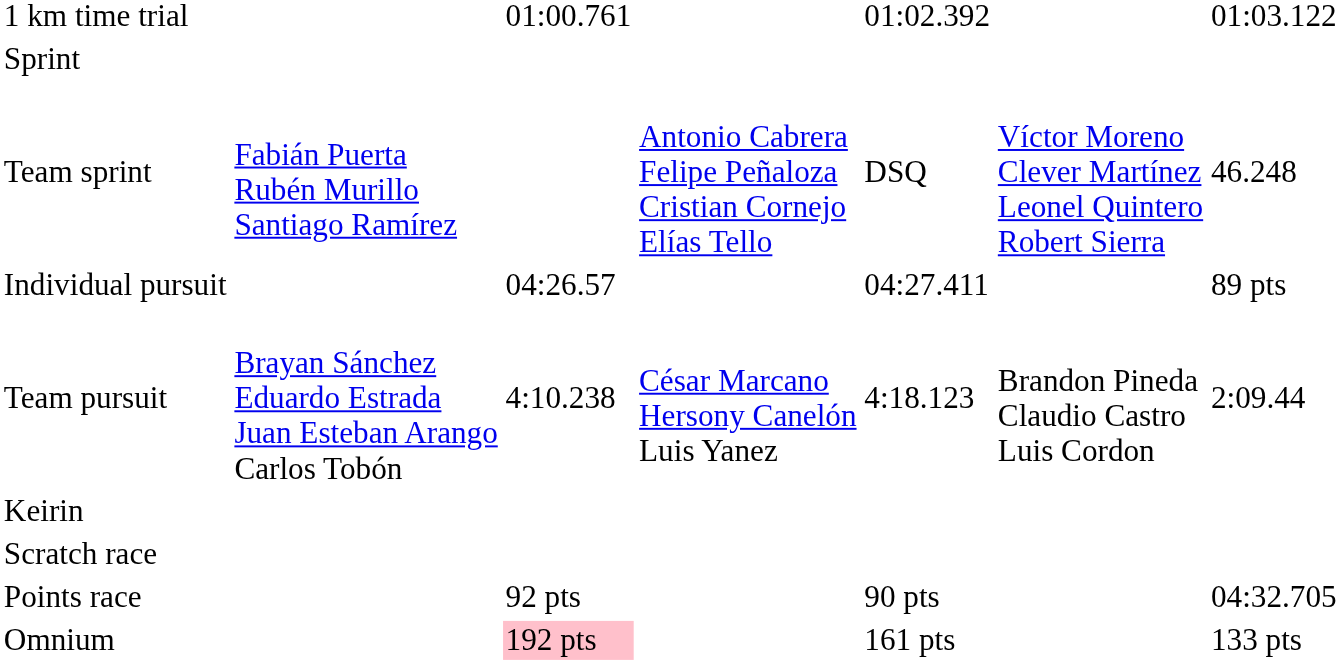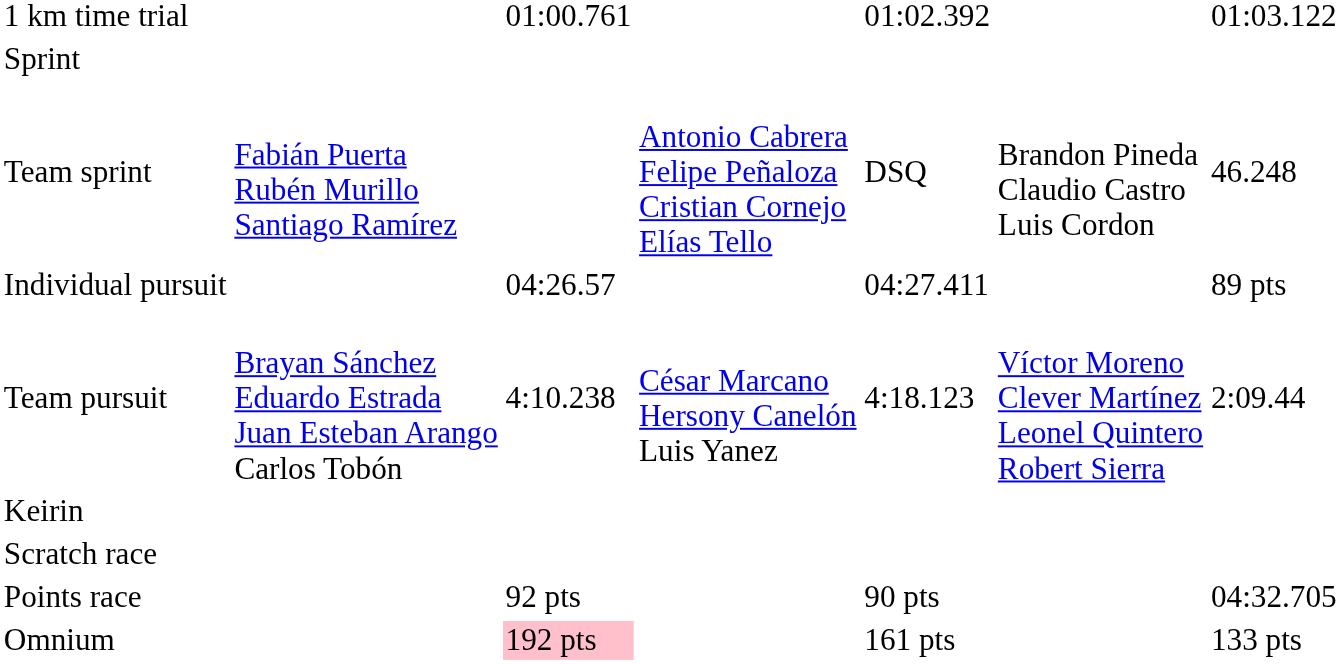(1100, 189) Víctor Moreno Clever Martínez Leonel Quintero Robert Sierra -> (1098, 189) Brandon Pineda Claudio Castro Luis Cordon
(1098, 415) Brandon Pineda Claudio Castro Luis Cordon -> (1100, 415) Víctor Moreno Clever Martínez Leonel Quintero Robert Sierra
